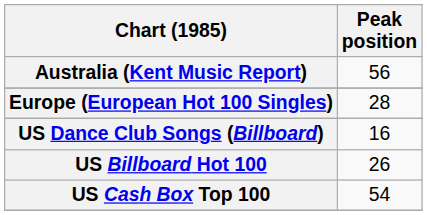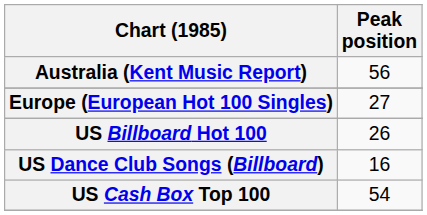(379, 103) 28 -> (379, 103) 27
rows swapped: (171, 164) <-> (171, 133)
